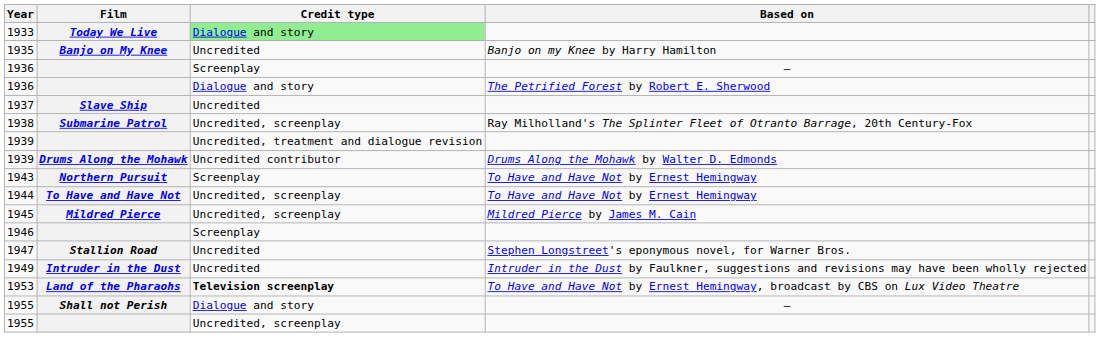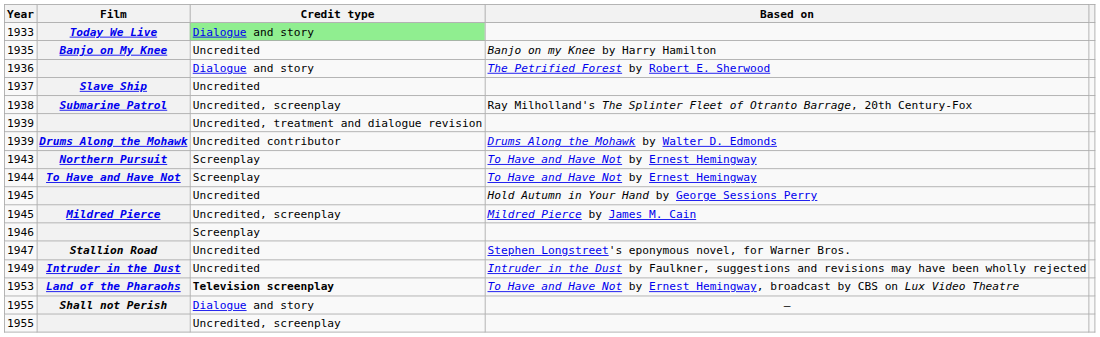- row: (21, 68)
(267, 196) Uncredited, screenplay -> (226, 178) Screenplay
+ row: (21, 196)
